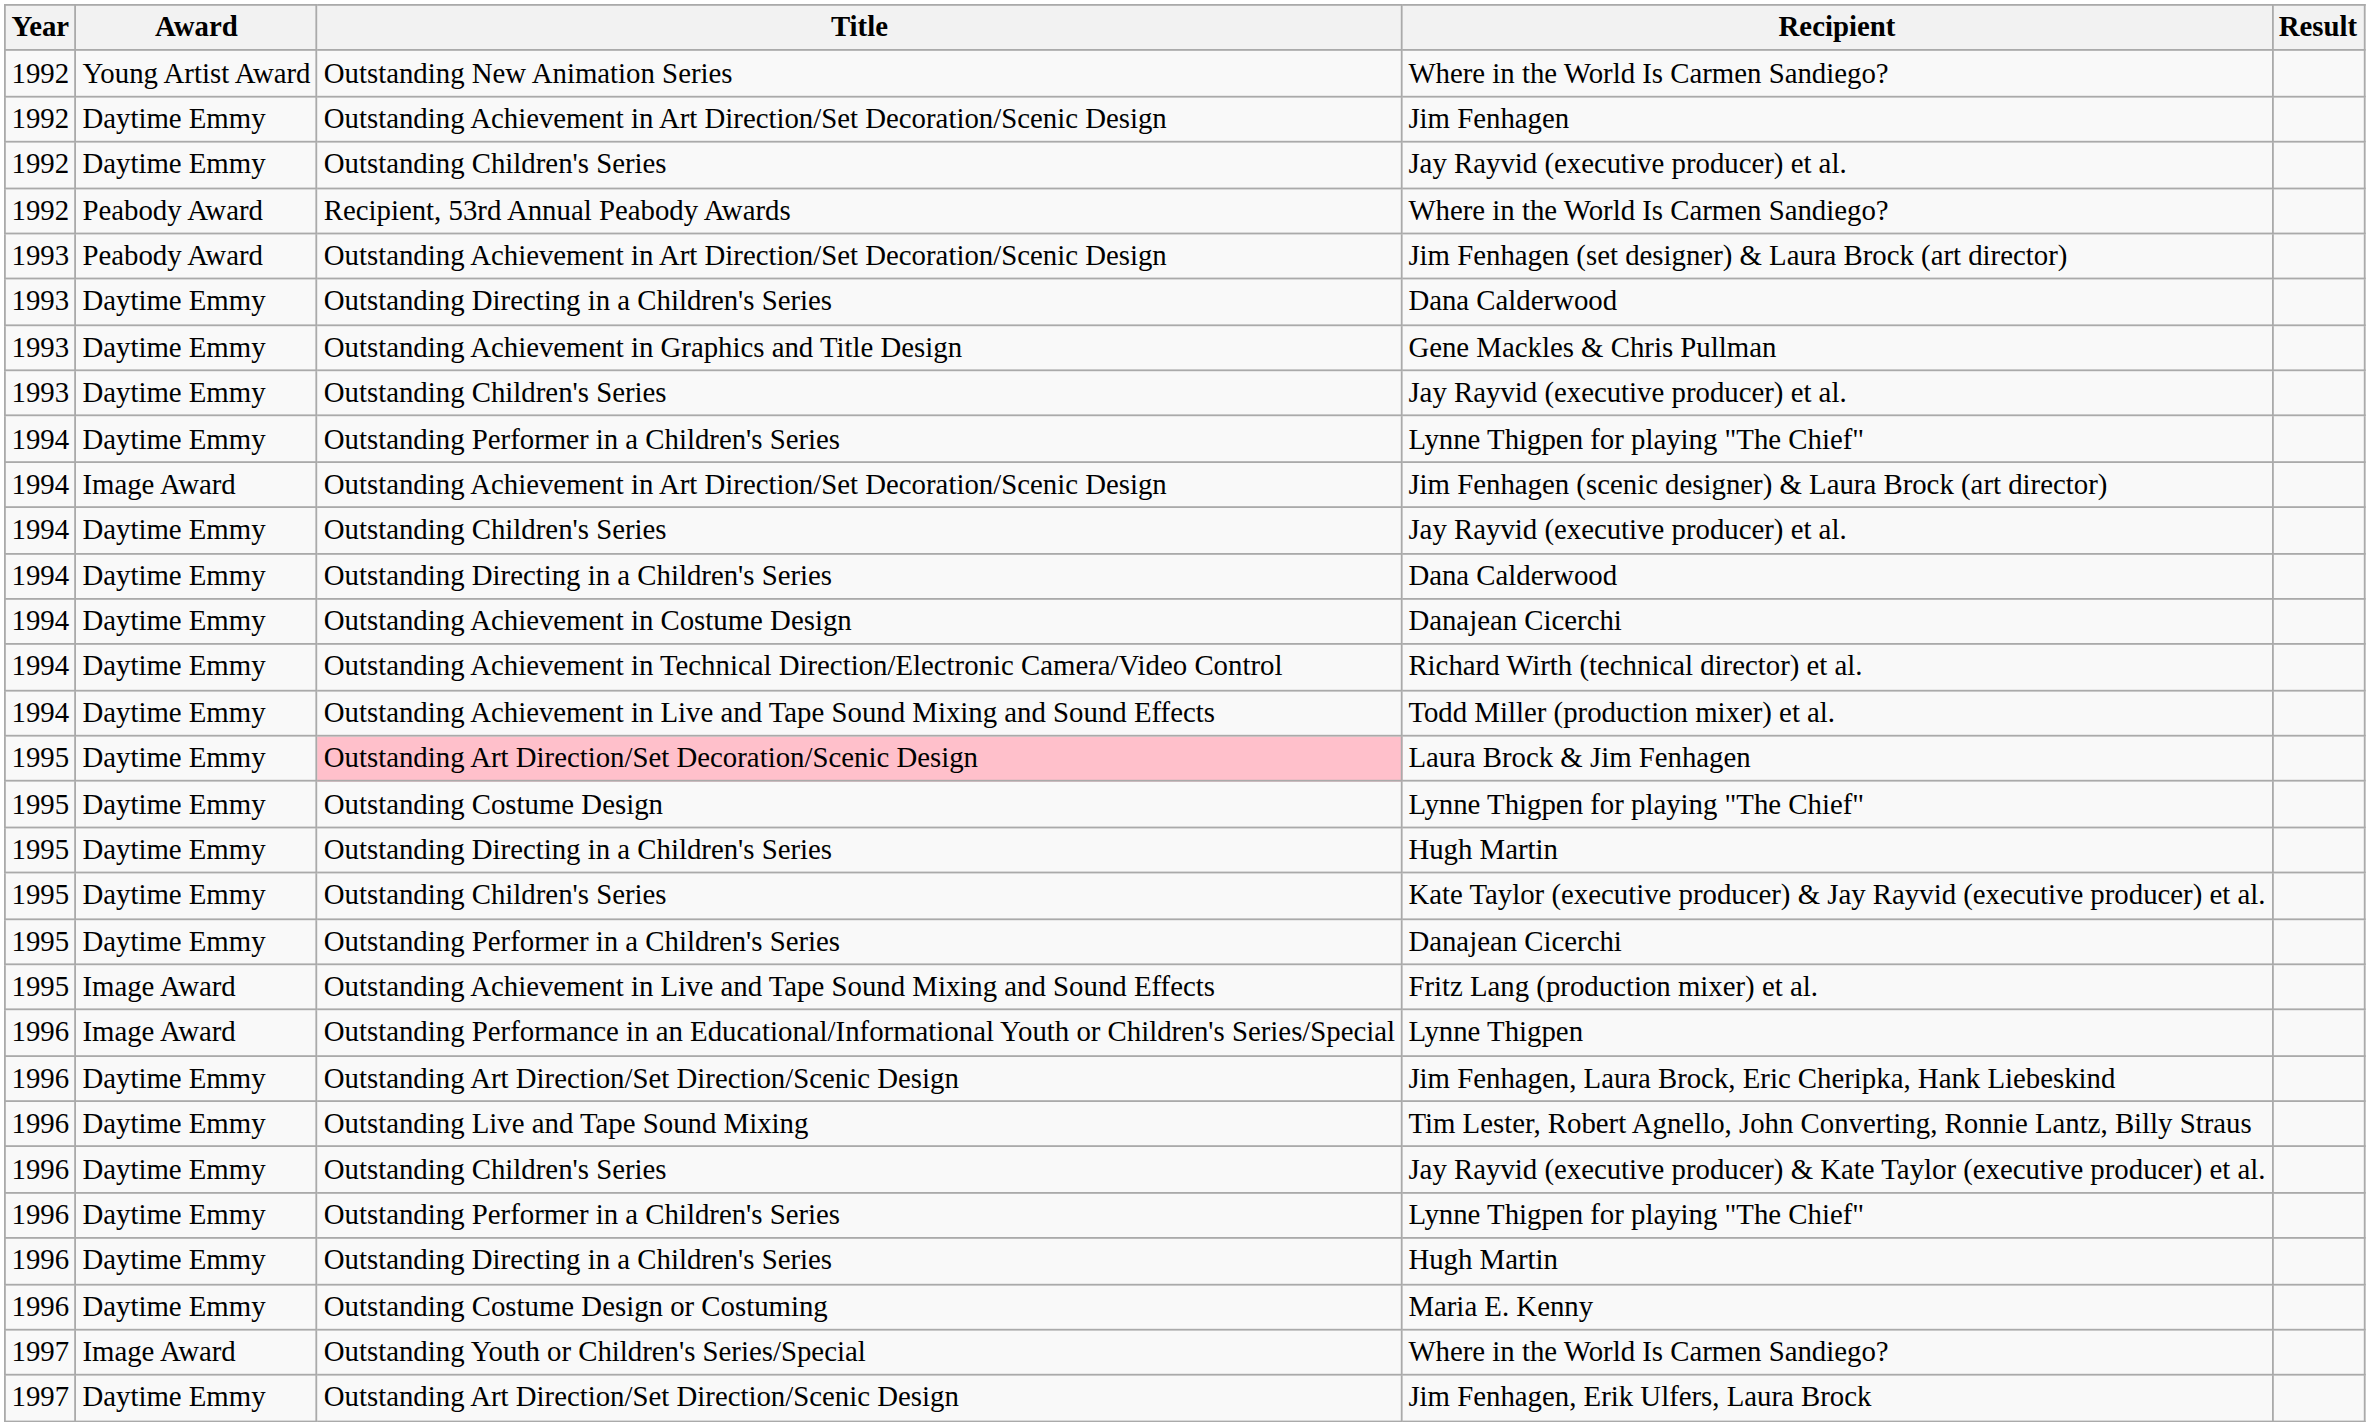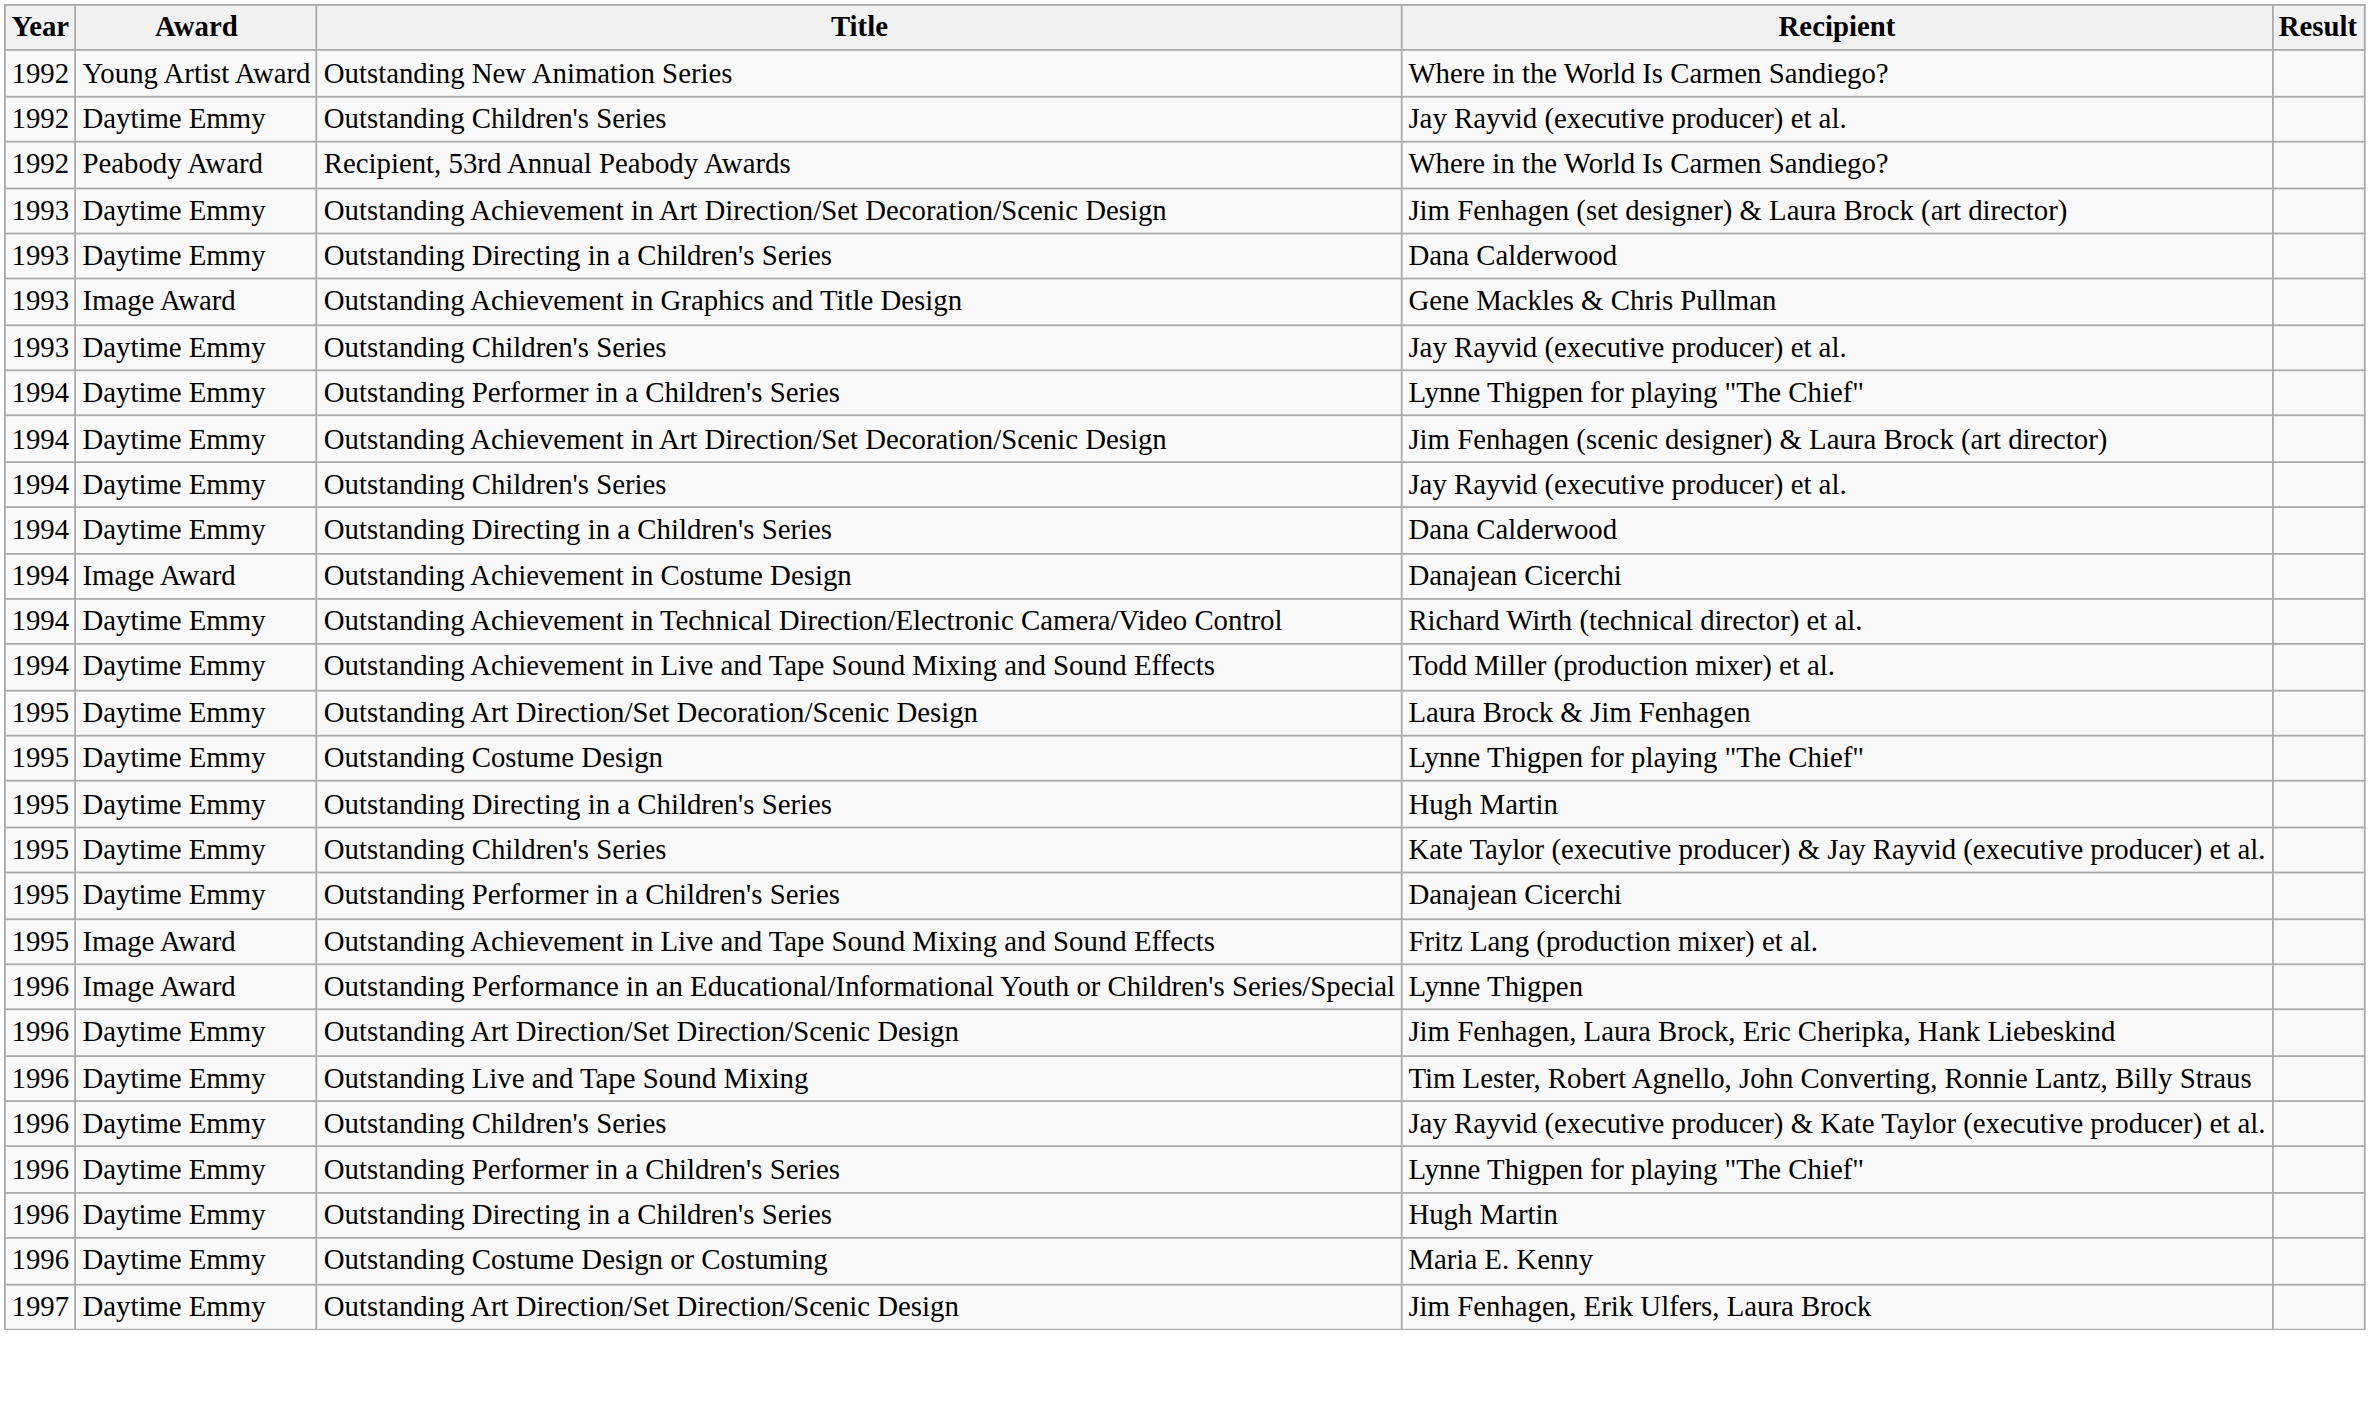- row: (40, 118)
(173, 255) Peabody Award -> (174, 210) Daytime Emmy
(174, 347) Daytime Emmy -> (159, 301) Image Award
(159, 484) Image Award -> (174, 438) Daytime Emmy
(174, 621) Daytime Emmy -> (159, 575) Image Award
(651, 758) pink background -> (651, 712) no background
- row: (40, 1351)
